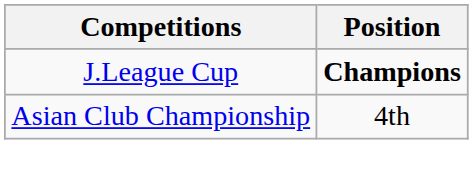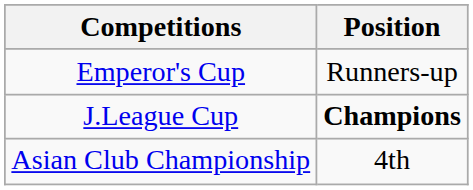+ row: (161, 71)
